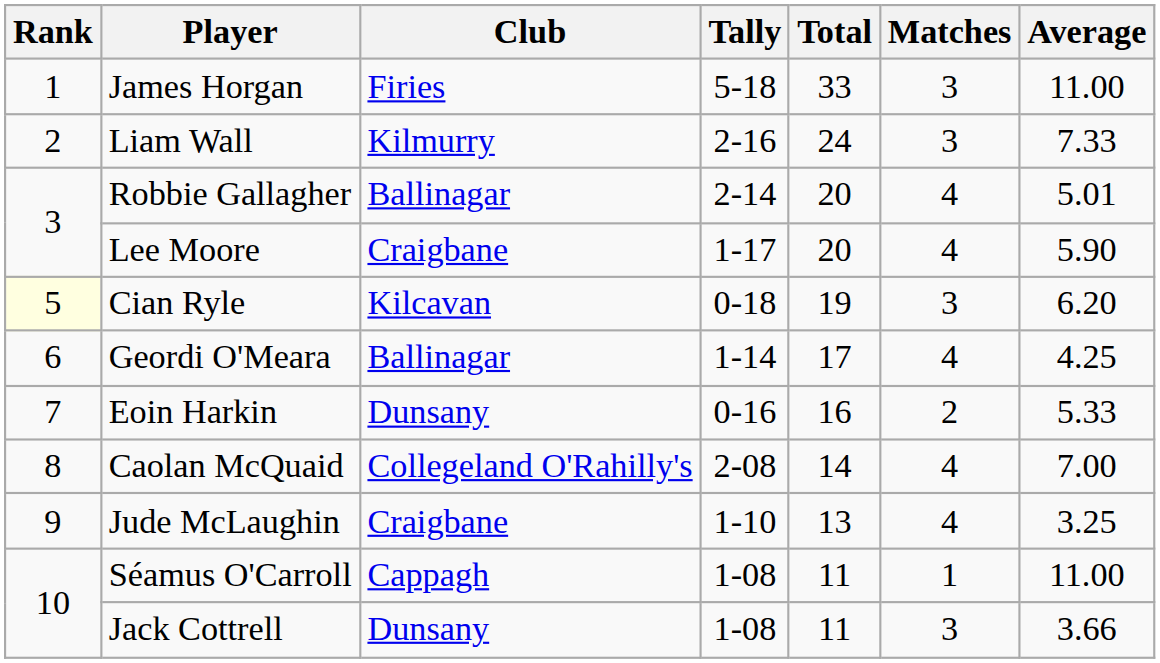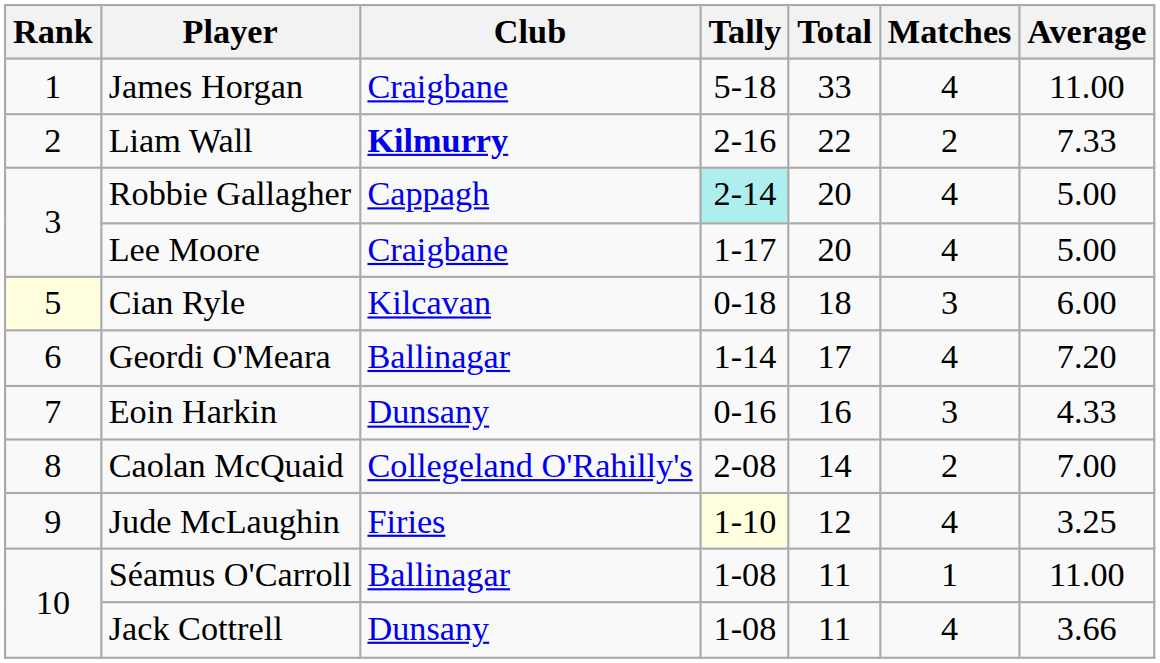(406, 85) Firies -> (438, 85) Craigbane
(950, 85) 3 -> (950, 85) 4
(431, 140) normal -> (438, 140) bold
(835, 140) 24 -> (835, 140) 22
(950, 140) 3 -> (950, 140) 2
(439, 194) Ballinagar -> (428, 194) Cappagh
(745, 194) no background -> (745, 194) paleturquoise background
(1087, 194) 5.01 -> (1087, 194) 5.00
(1087, 248) 5.90 -> (1087, 248) 5.00
(835, 303) 19 -> (835, 303) 18
(1087, 303) 6.20 -> (1087, 303) 6.00
(1087, 357) 4.25 -> (1087, 357) 7.20
(950, 411) 2 -> (950, 411) 3
(1087, 411) 5.33 -> (1087, 411) 4.33
(950, 466) 4 -> (950, 466) 2
(438, 520) Craigbane -> (406, 520) Firies
(745, 520) no background -> (745, 520) lightyellow background
(835, 520) 13 -> (835, 520) 12
(428, 574) Cappagh -> (439, 574) Ballinagar
(950, 628) 3 -> (950, 628) 4
